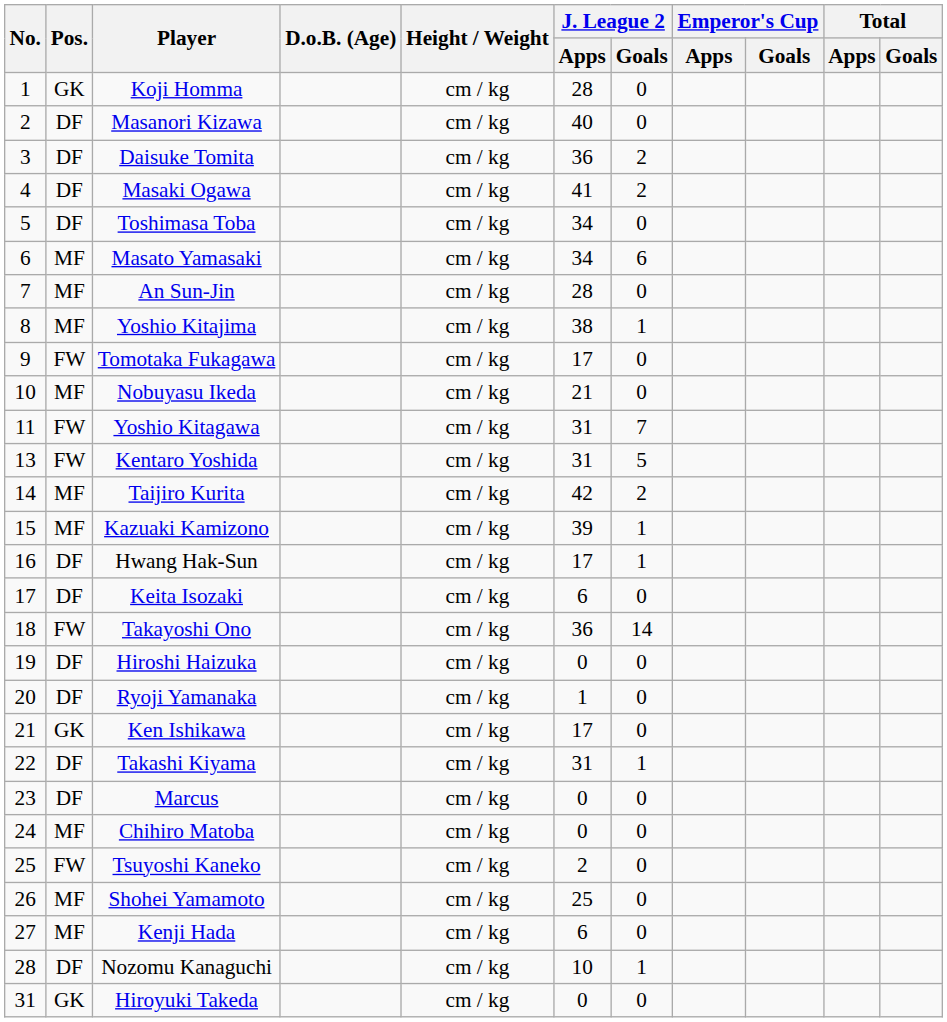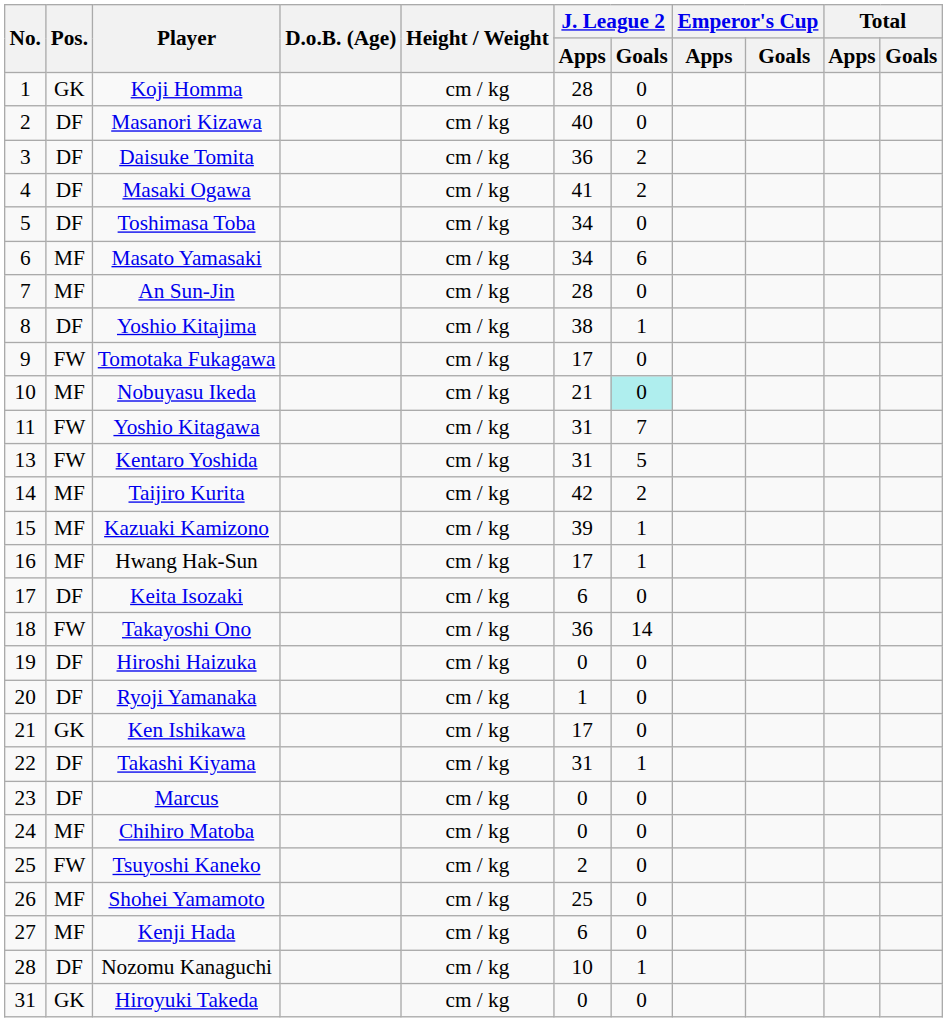(69, 325) MF -> (69, 325) DF
(642, 392) no background -> (642, 392) paleturquoise background
(69, 561) DF -> (69, 561) MF
